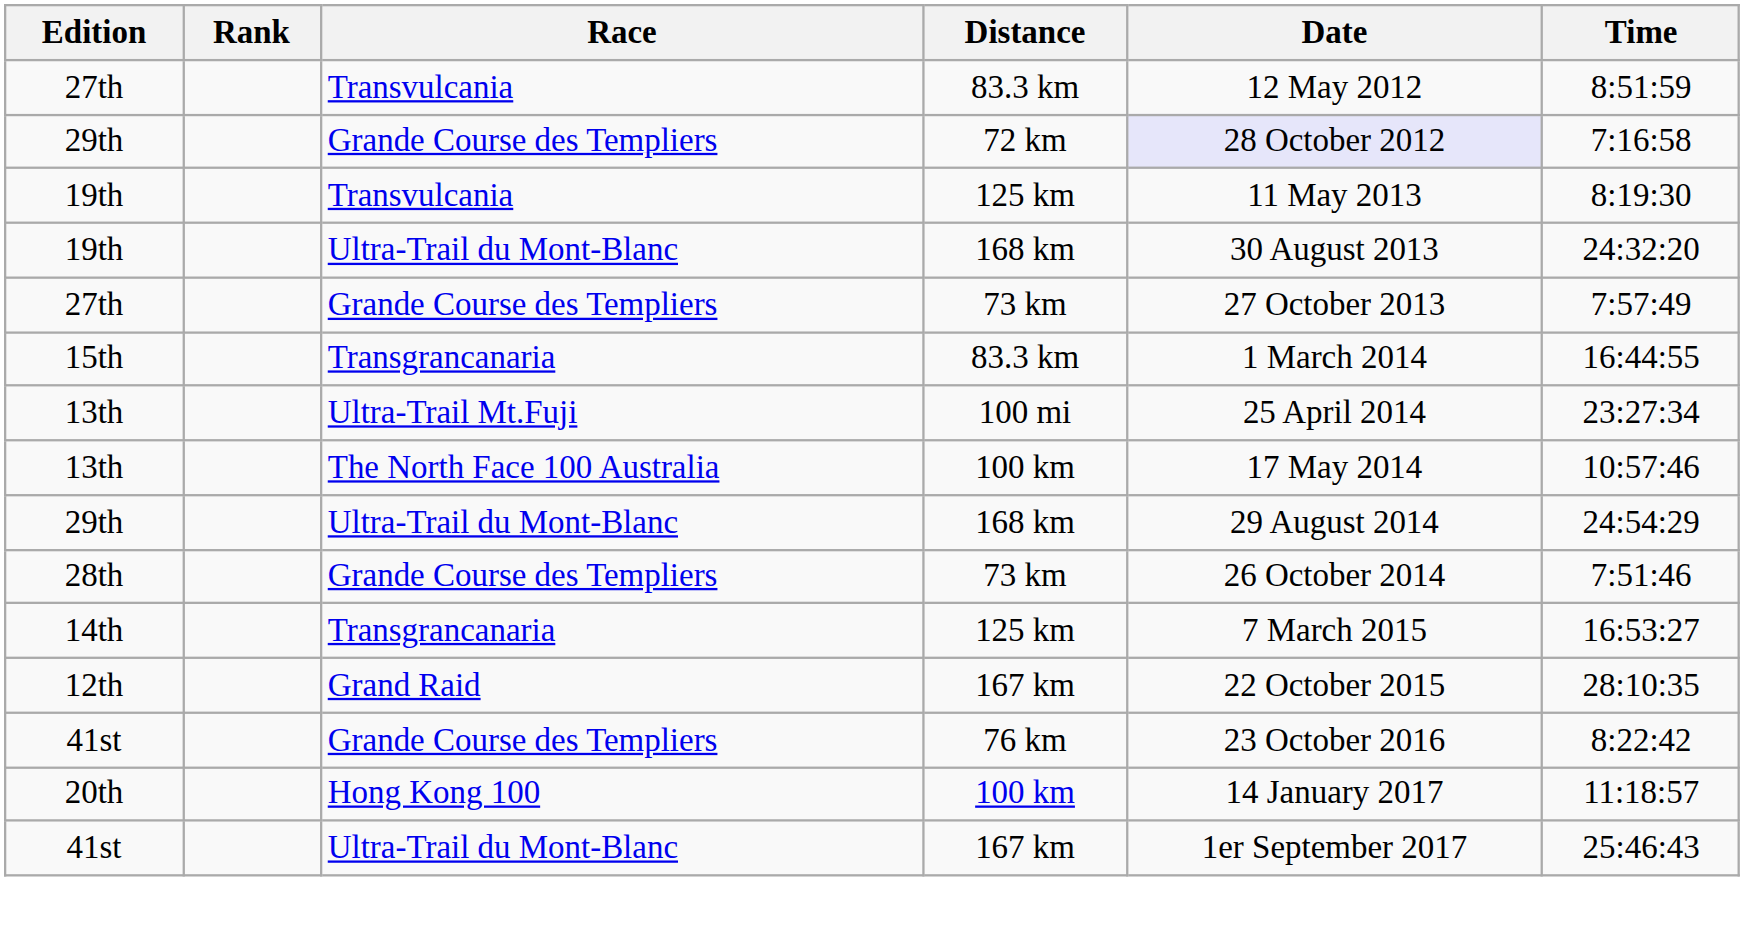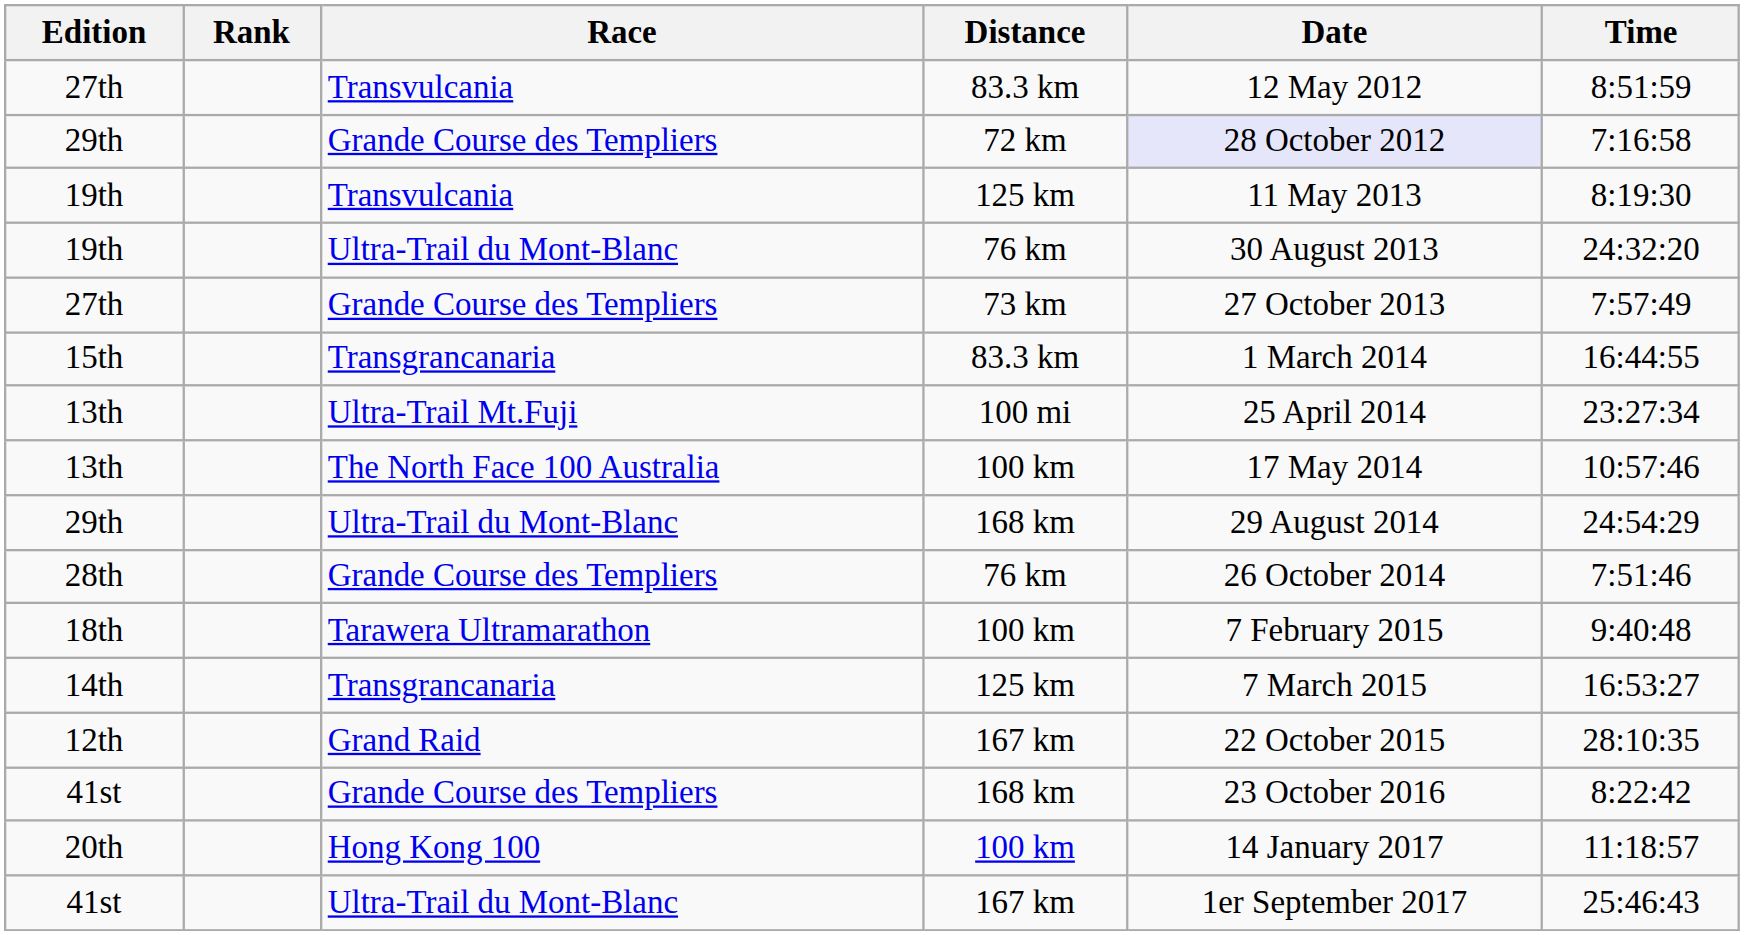(1025, 249) 168 km -> (1025, 249) 76 km
(1025, 575) 73 km -> (1025, 575) 76 km
+ row: (94, 630)
(1025, 739) 76 km -> (1025, 793) 168 km
